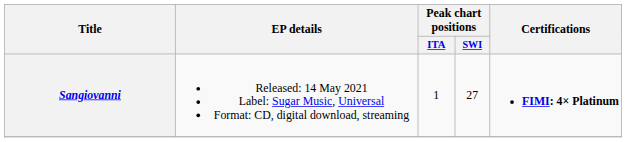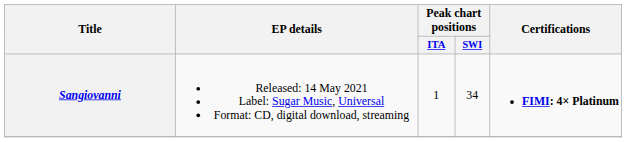(472, 95) 27 -> (472, 95) 34
